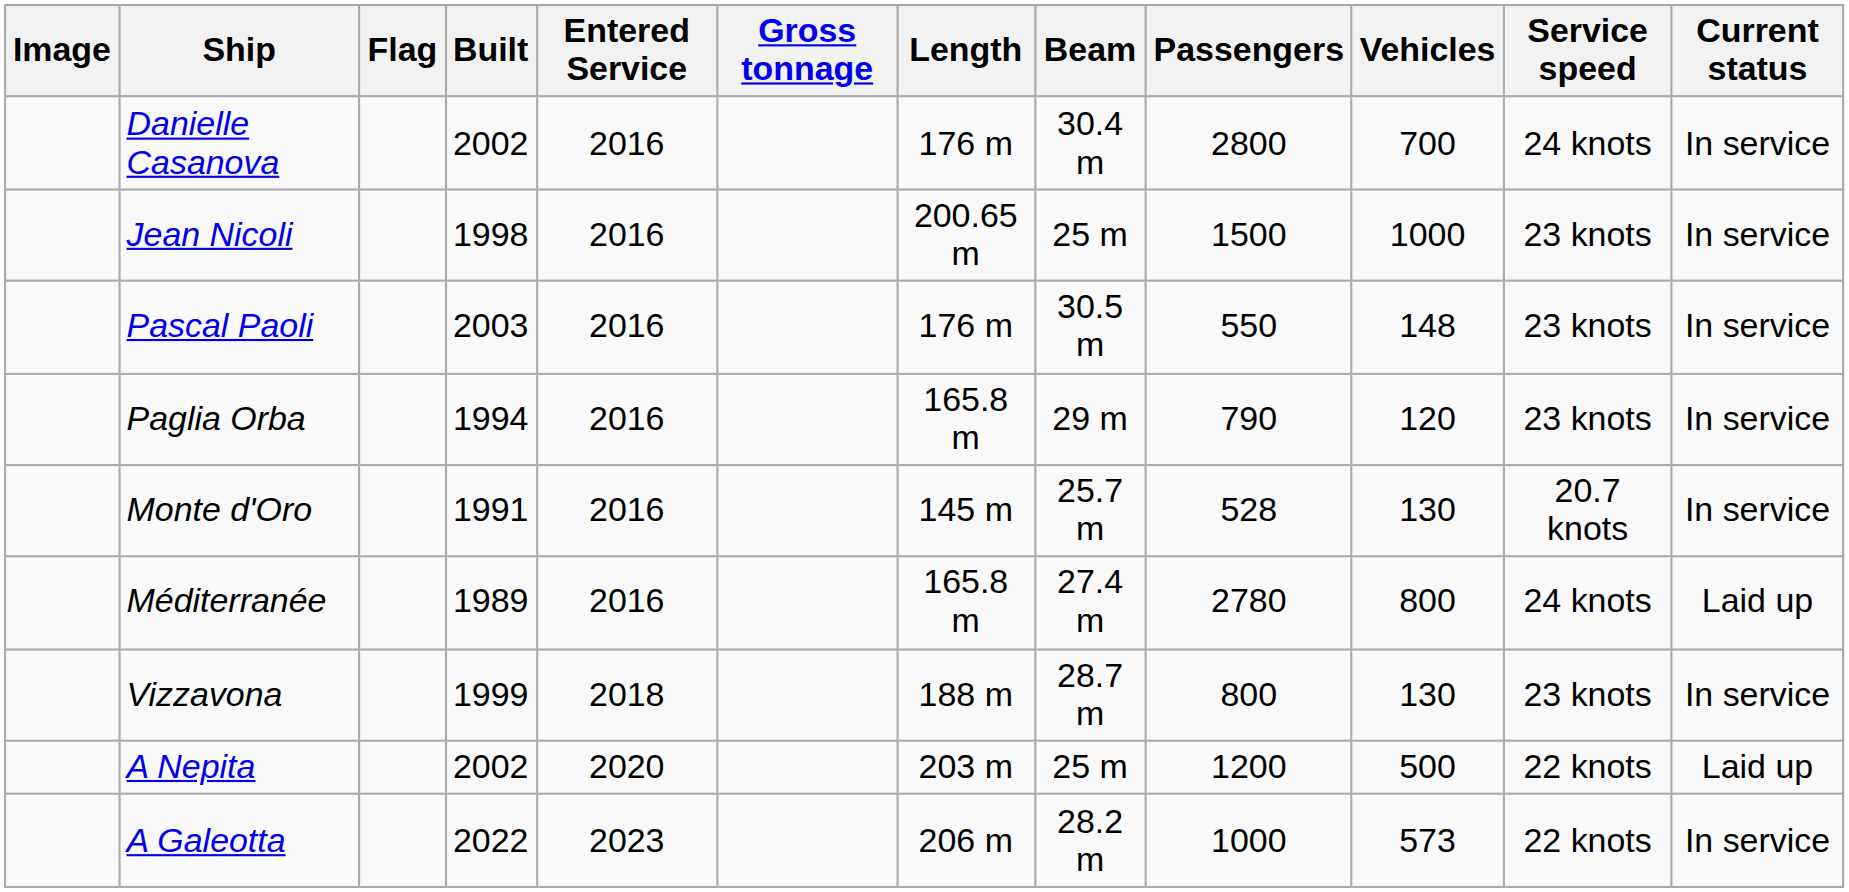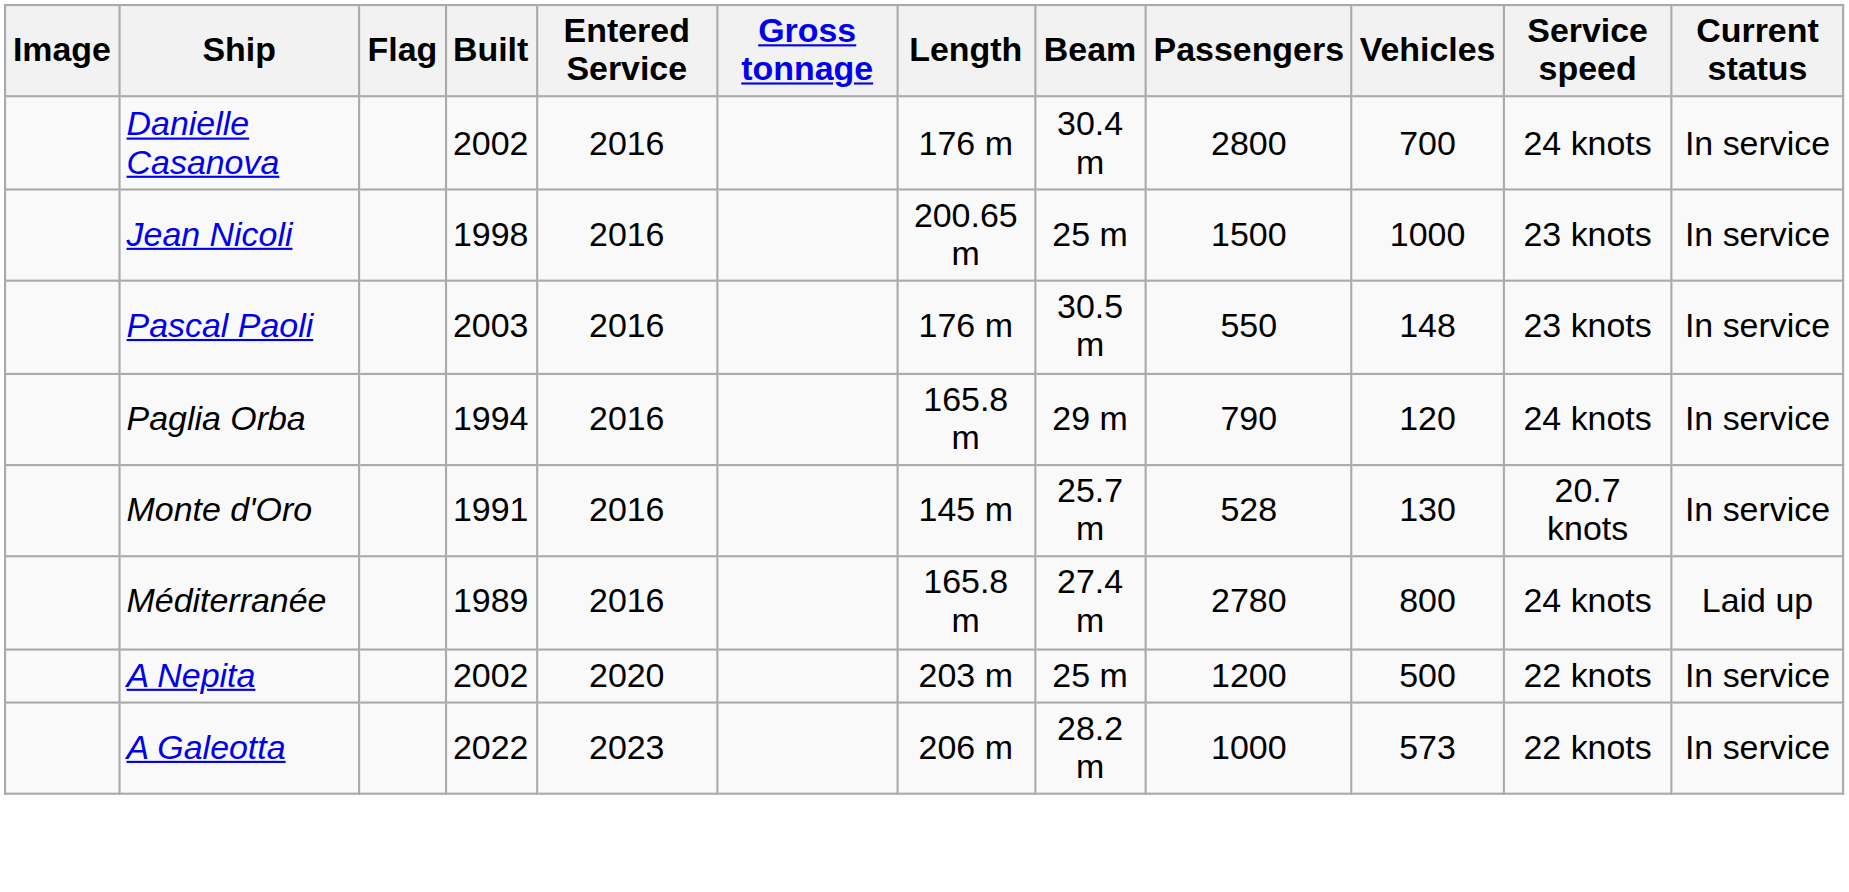(1588, 418) 23 knots -> (1588, 418) 24 knots
- row: (205, 694)
(1758, 767) Laid up -> (1758, 675) In service
